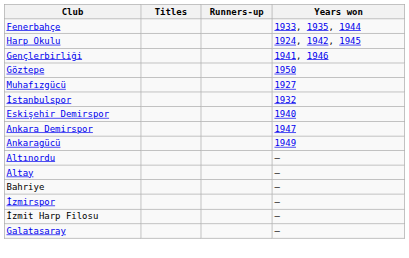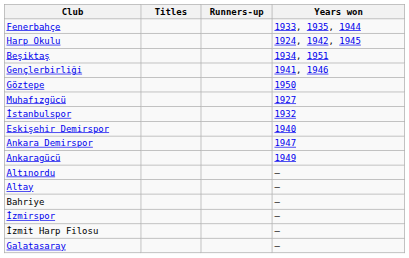+ row: (28, 56)
